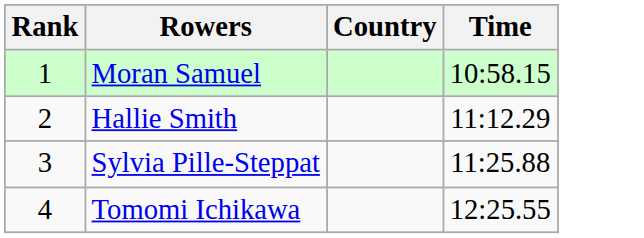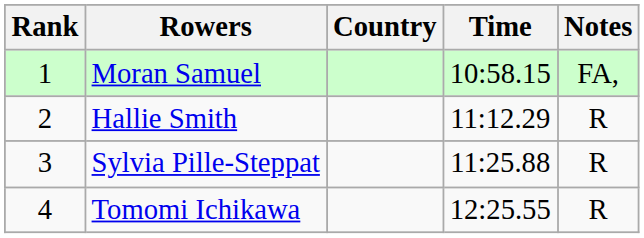+ column: (598, 27)
